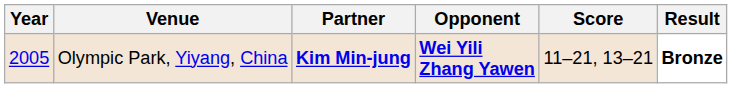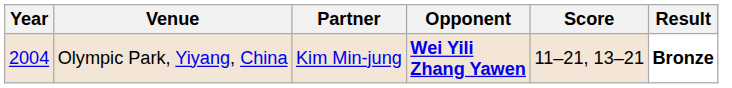(29, 58) 2005 -> (29, 58) 2004
(353, 58) bold -> (349, 58) normal
